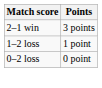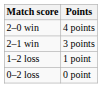+ row: (23, 28)
